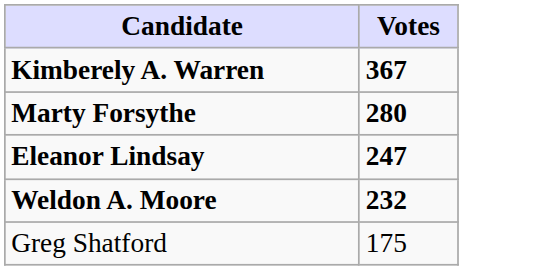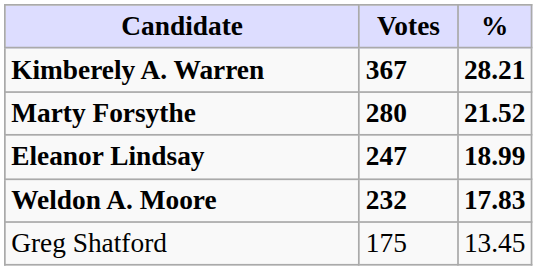+ column: (495, 26)
